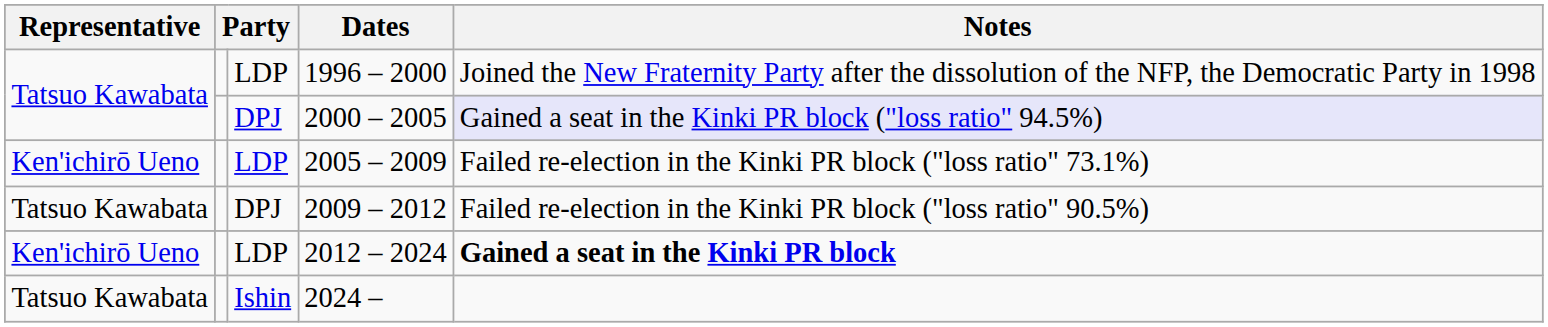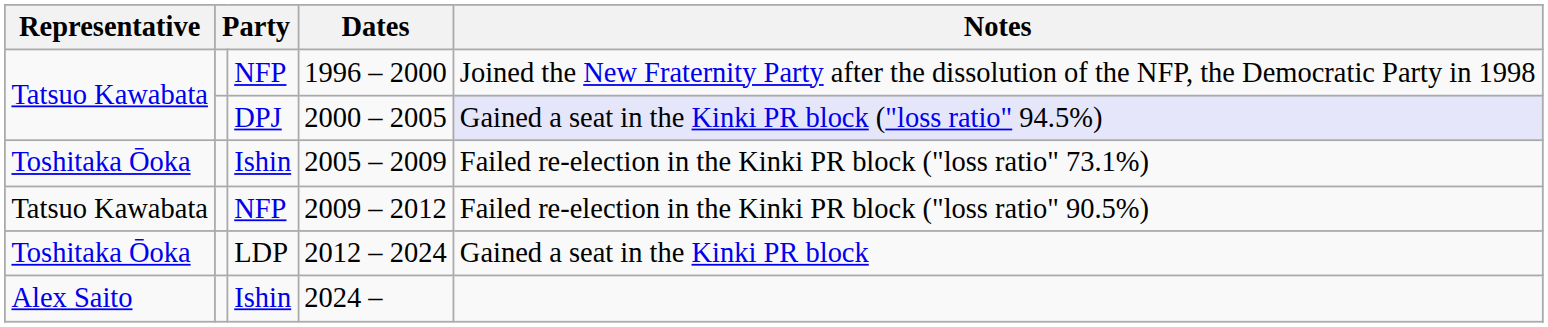(261, 72) LDP -> (260, 72) NFP
(105, 162) Ken'ichirō Ueno -> (101, 162) Toshitaka Ōoka
(261, 162) LDP -> (263, 162) Ishin
(258, 207) DPJ -> (260, 207) NFP
(105, 252) Ken'ichirō Ueno -> (101, 252) Toshitaka Ōoka
(678, 252) bold -> (664, 252) normal
(110, 298) Tatsuo Kawabata -> (72, 298) Alex Saito
